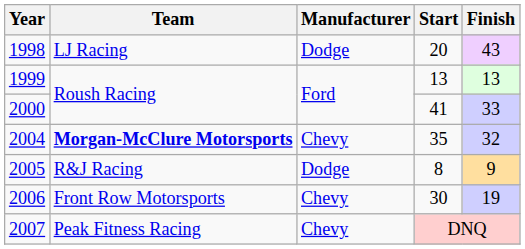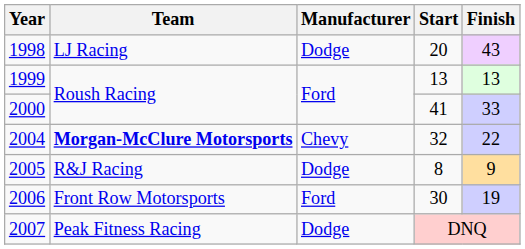(439, 139) 35 -> (439, 139) 32
(491, 139) 32 -> (491, 139) 22
(325, 199) Chevy -> (318, 199) Ford
(325, 229) Chevy -> (325, 229) Dodge
